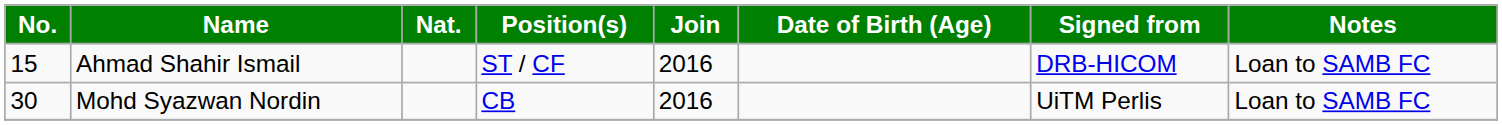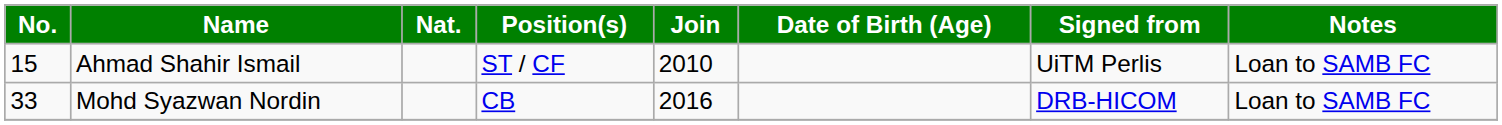(686, 63) 2016 -> (686, 63) 2010
(1106, 63) DRB-HICOM -> (1099, 63) UiTM Perlis
(24, 101) 30 -> (24, 101) 33
(1099, 101) UiTM Perlis -> (1106, 101) DRB-HICOM
